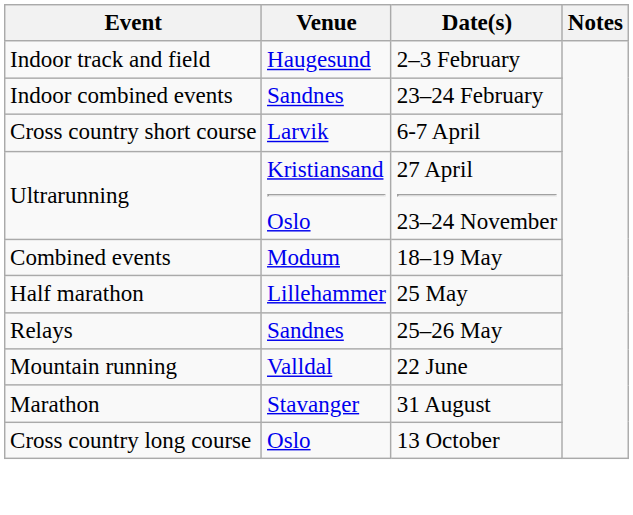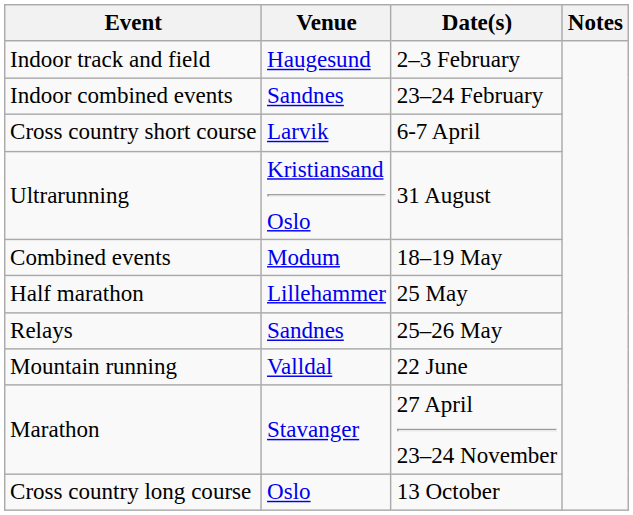(477, 194) 27 April 23–24 November -> (444, 194) 31 August
(444, 403) 31 August -> (477, 429) 27 April 23–24 November
